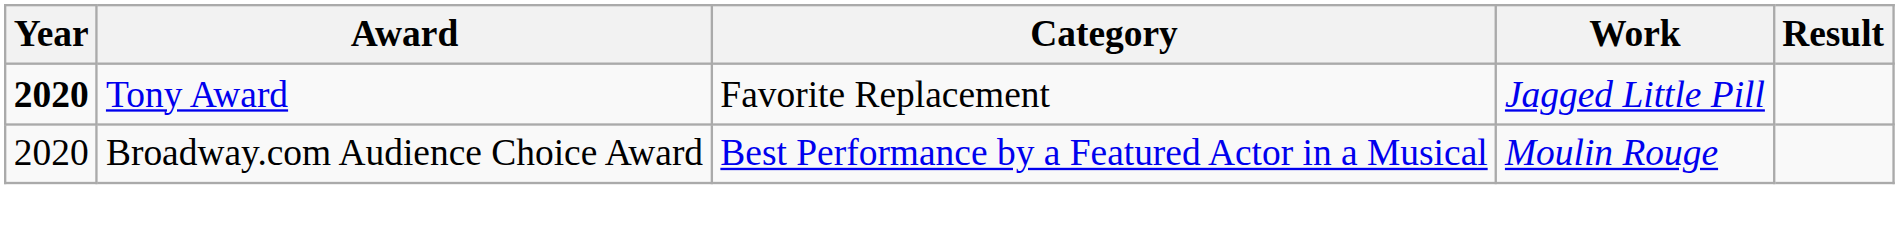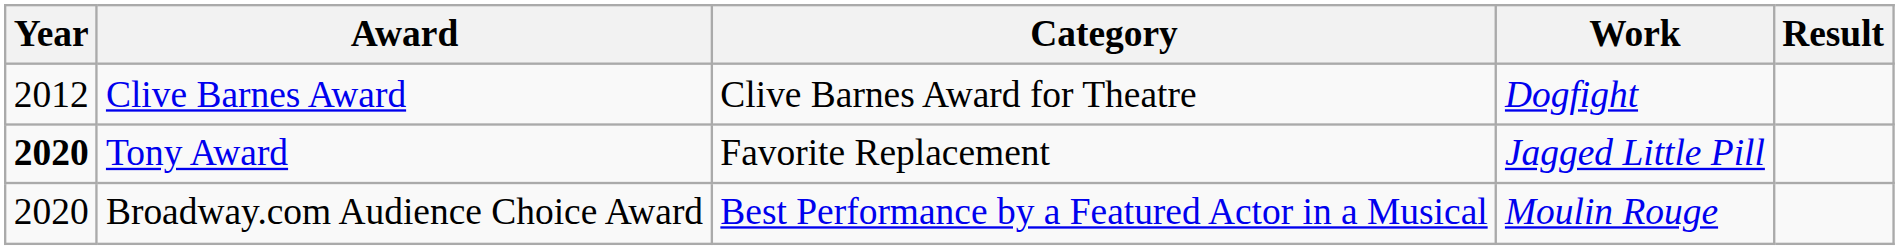+ row: (256, 93)
